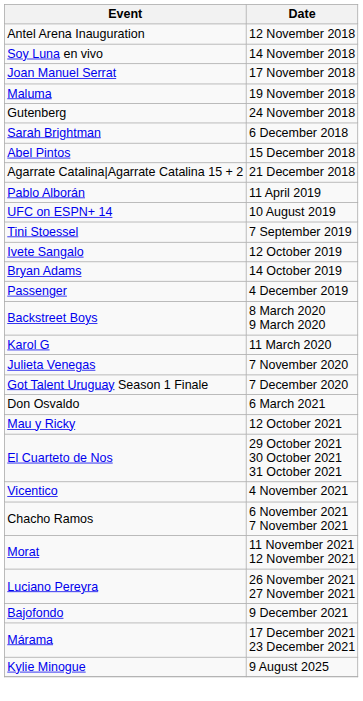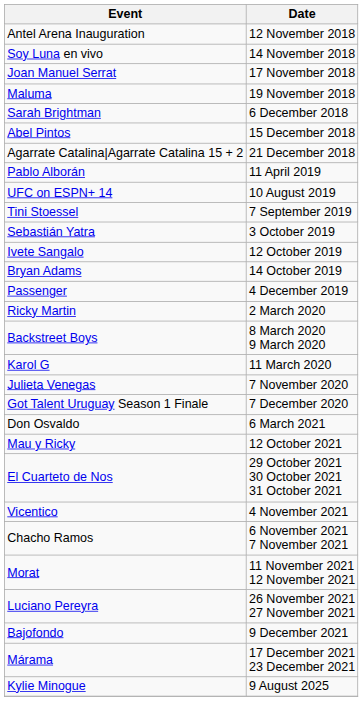- row: (37, 113)
+ row: (51, 232)
+ row: (42, 311)
